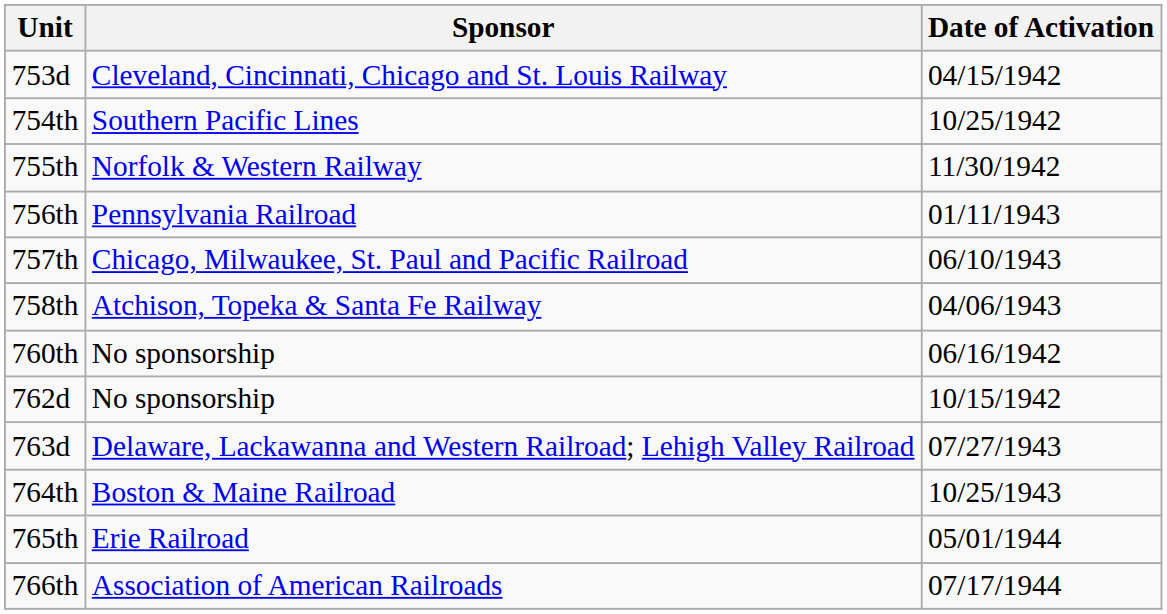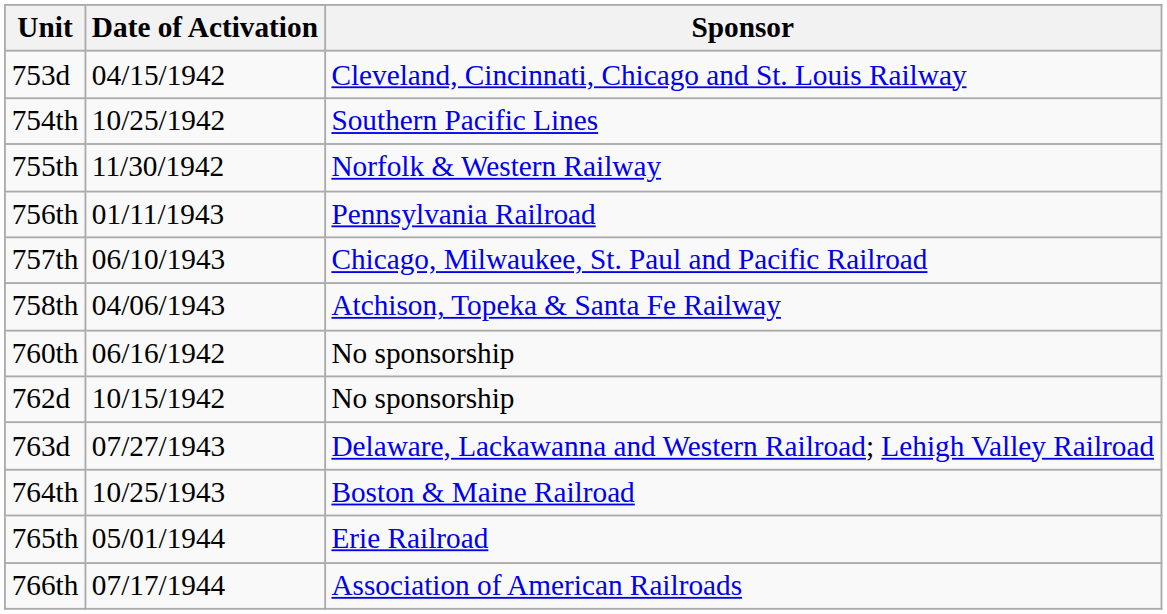columns swapped: (503, 27) <-> (1041, 27)
